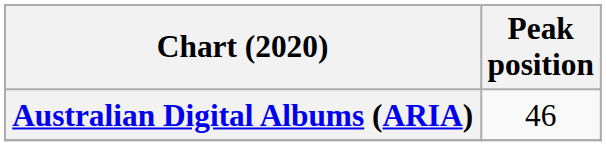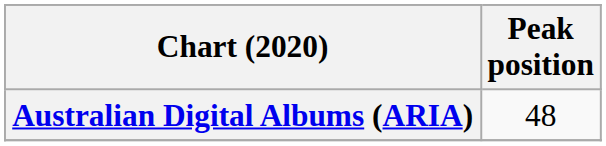(541, 114) 46 -> (541, 114) 48
